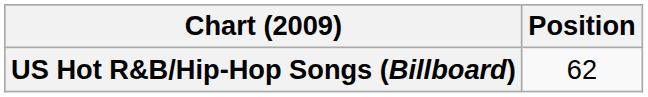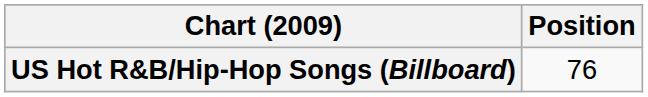(582, 69) 62 -> (582, 69) 76
